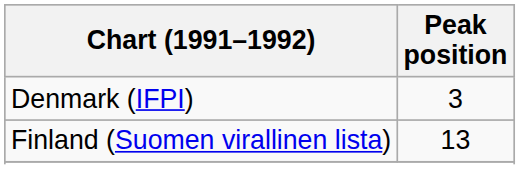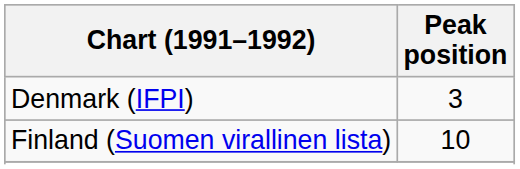(455, 140) 13 -> (455, 140) 10
